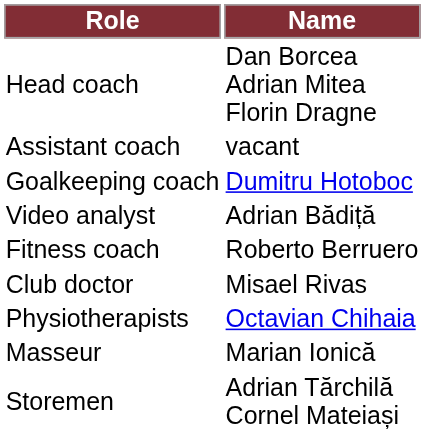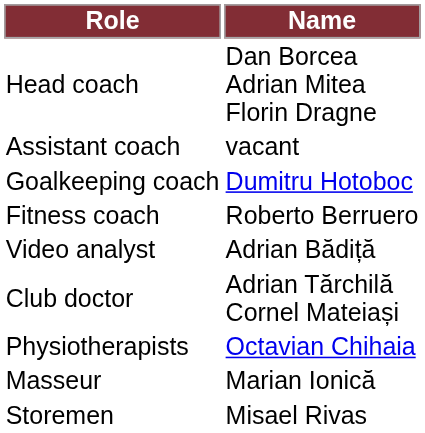rows swapped: (83, 250) <-> (80, 215)
(296, 284) Misael Rivas -> (312, 298) Adrian Tărchilă Cornel Mateiași
(312, 401) Adrian Tărchilă Cornel Mateiași -> (296, 415) Misael Rivas
